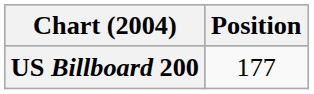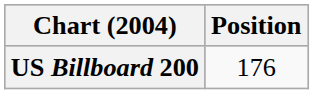(256, 66) 177 -> (256, 66) 176
